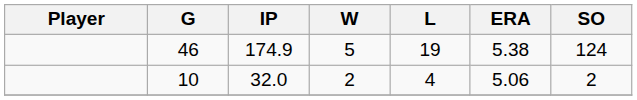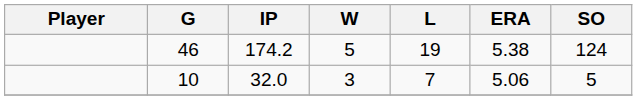(269, 49) 174.9 -> (269, 49) 174.2
(349, 79) 2 -> (349, 79) 3
(430, 79) 4 -> (430, 79) 7
(591, 79) 2 -> (591, 79) 5
